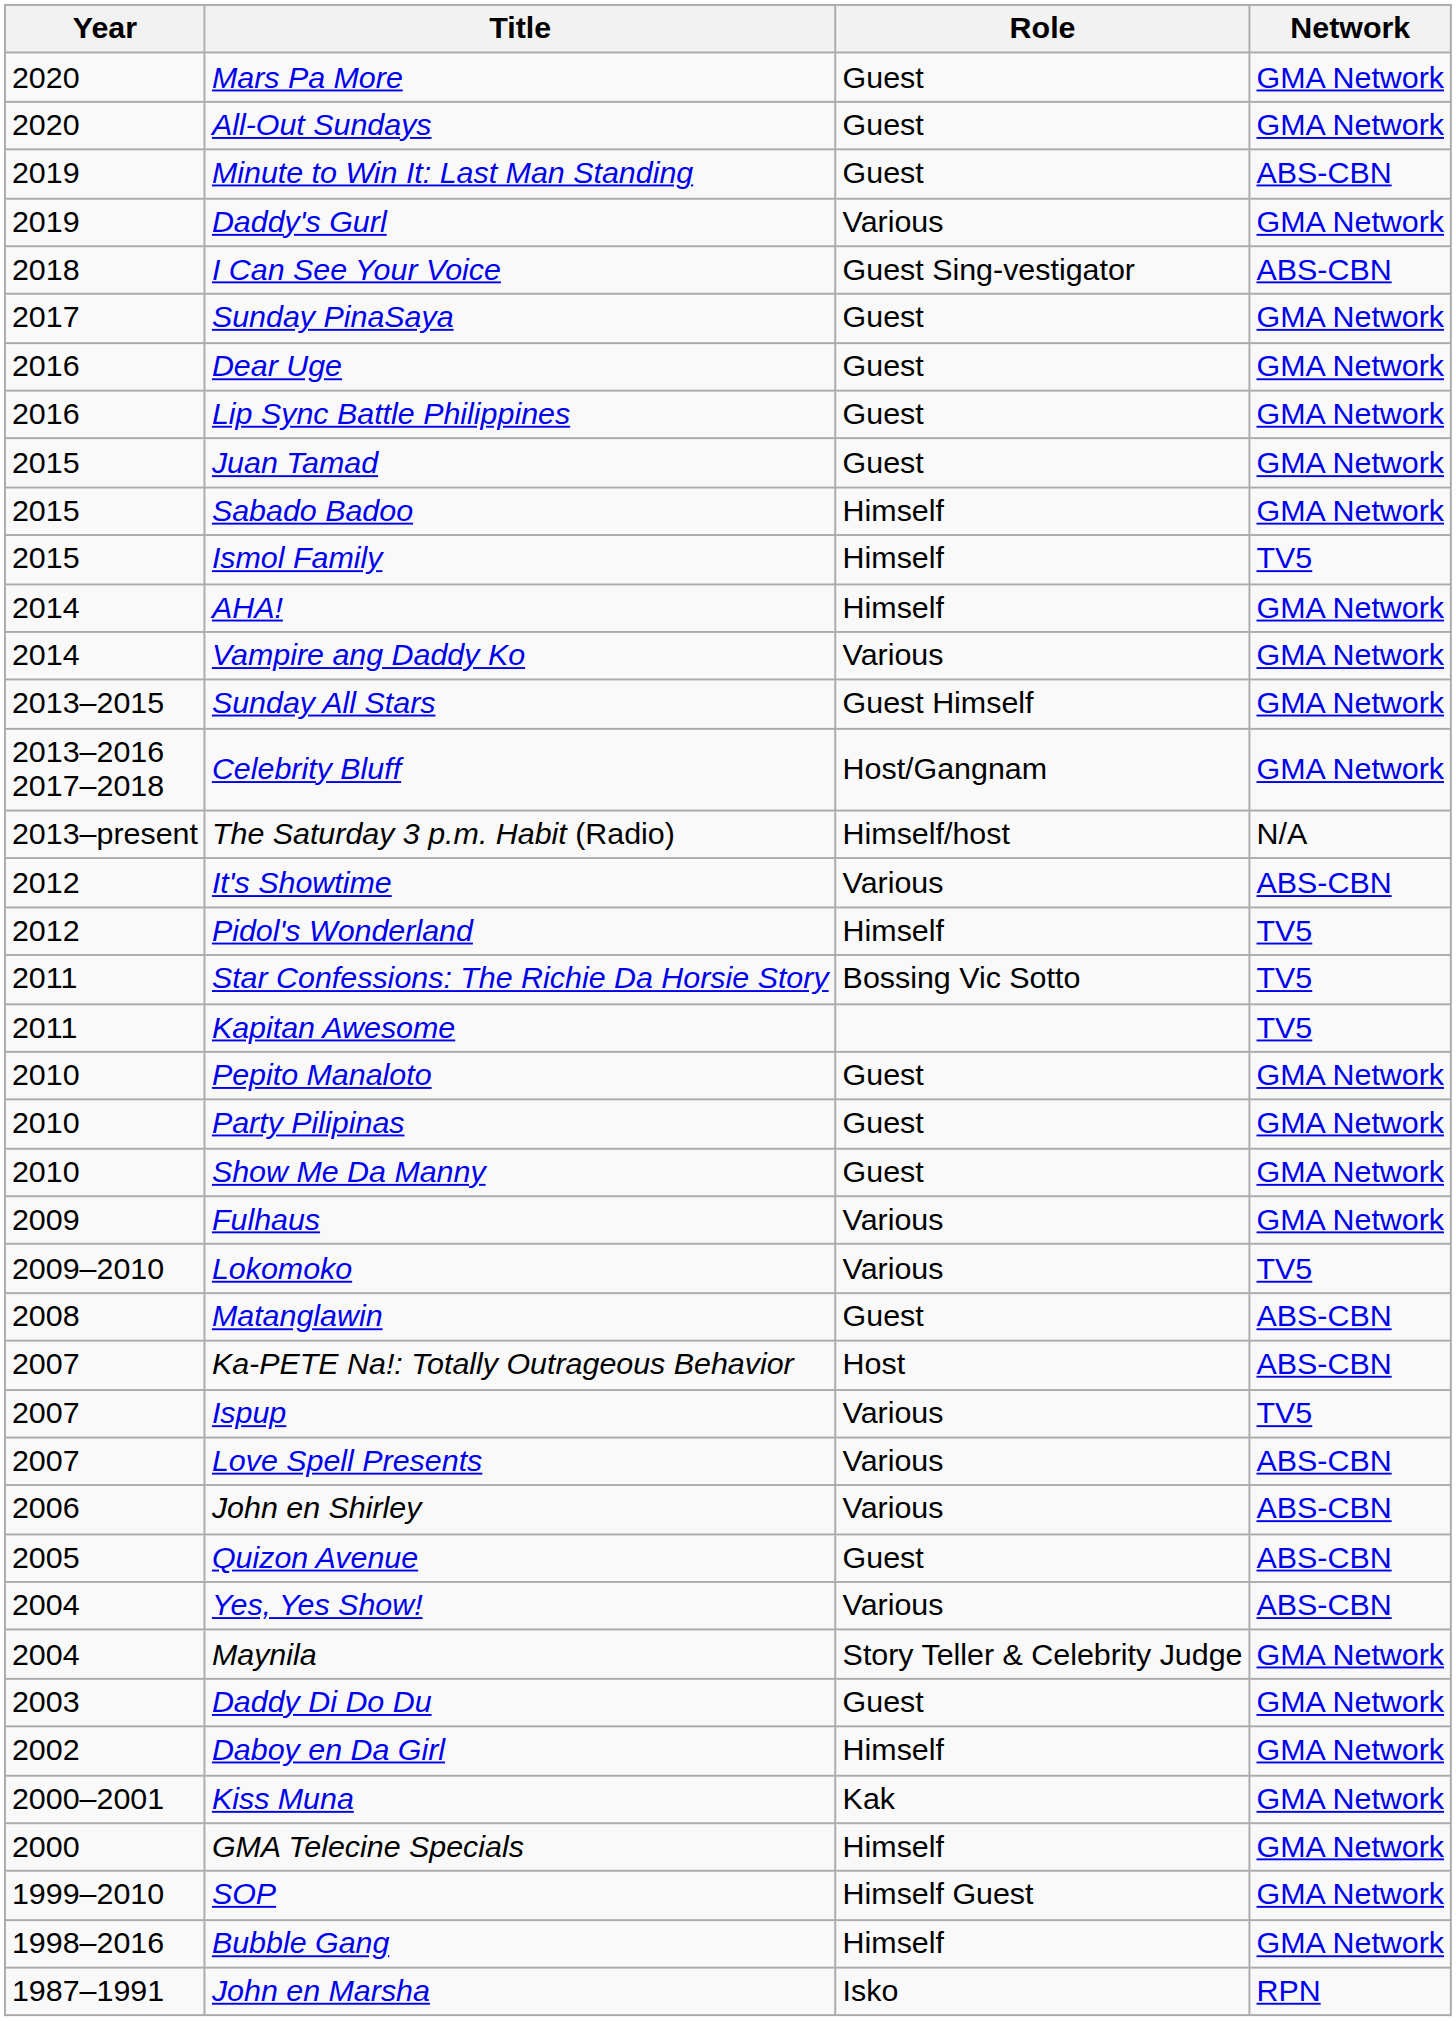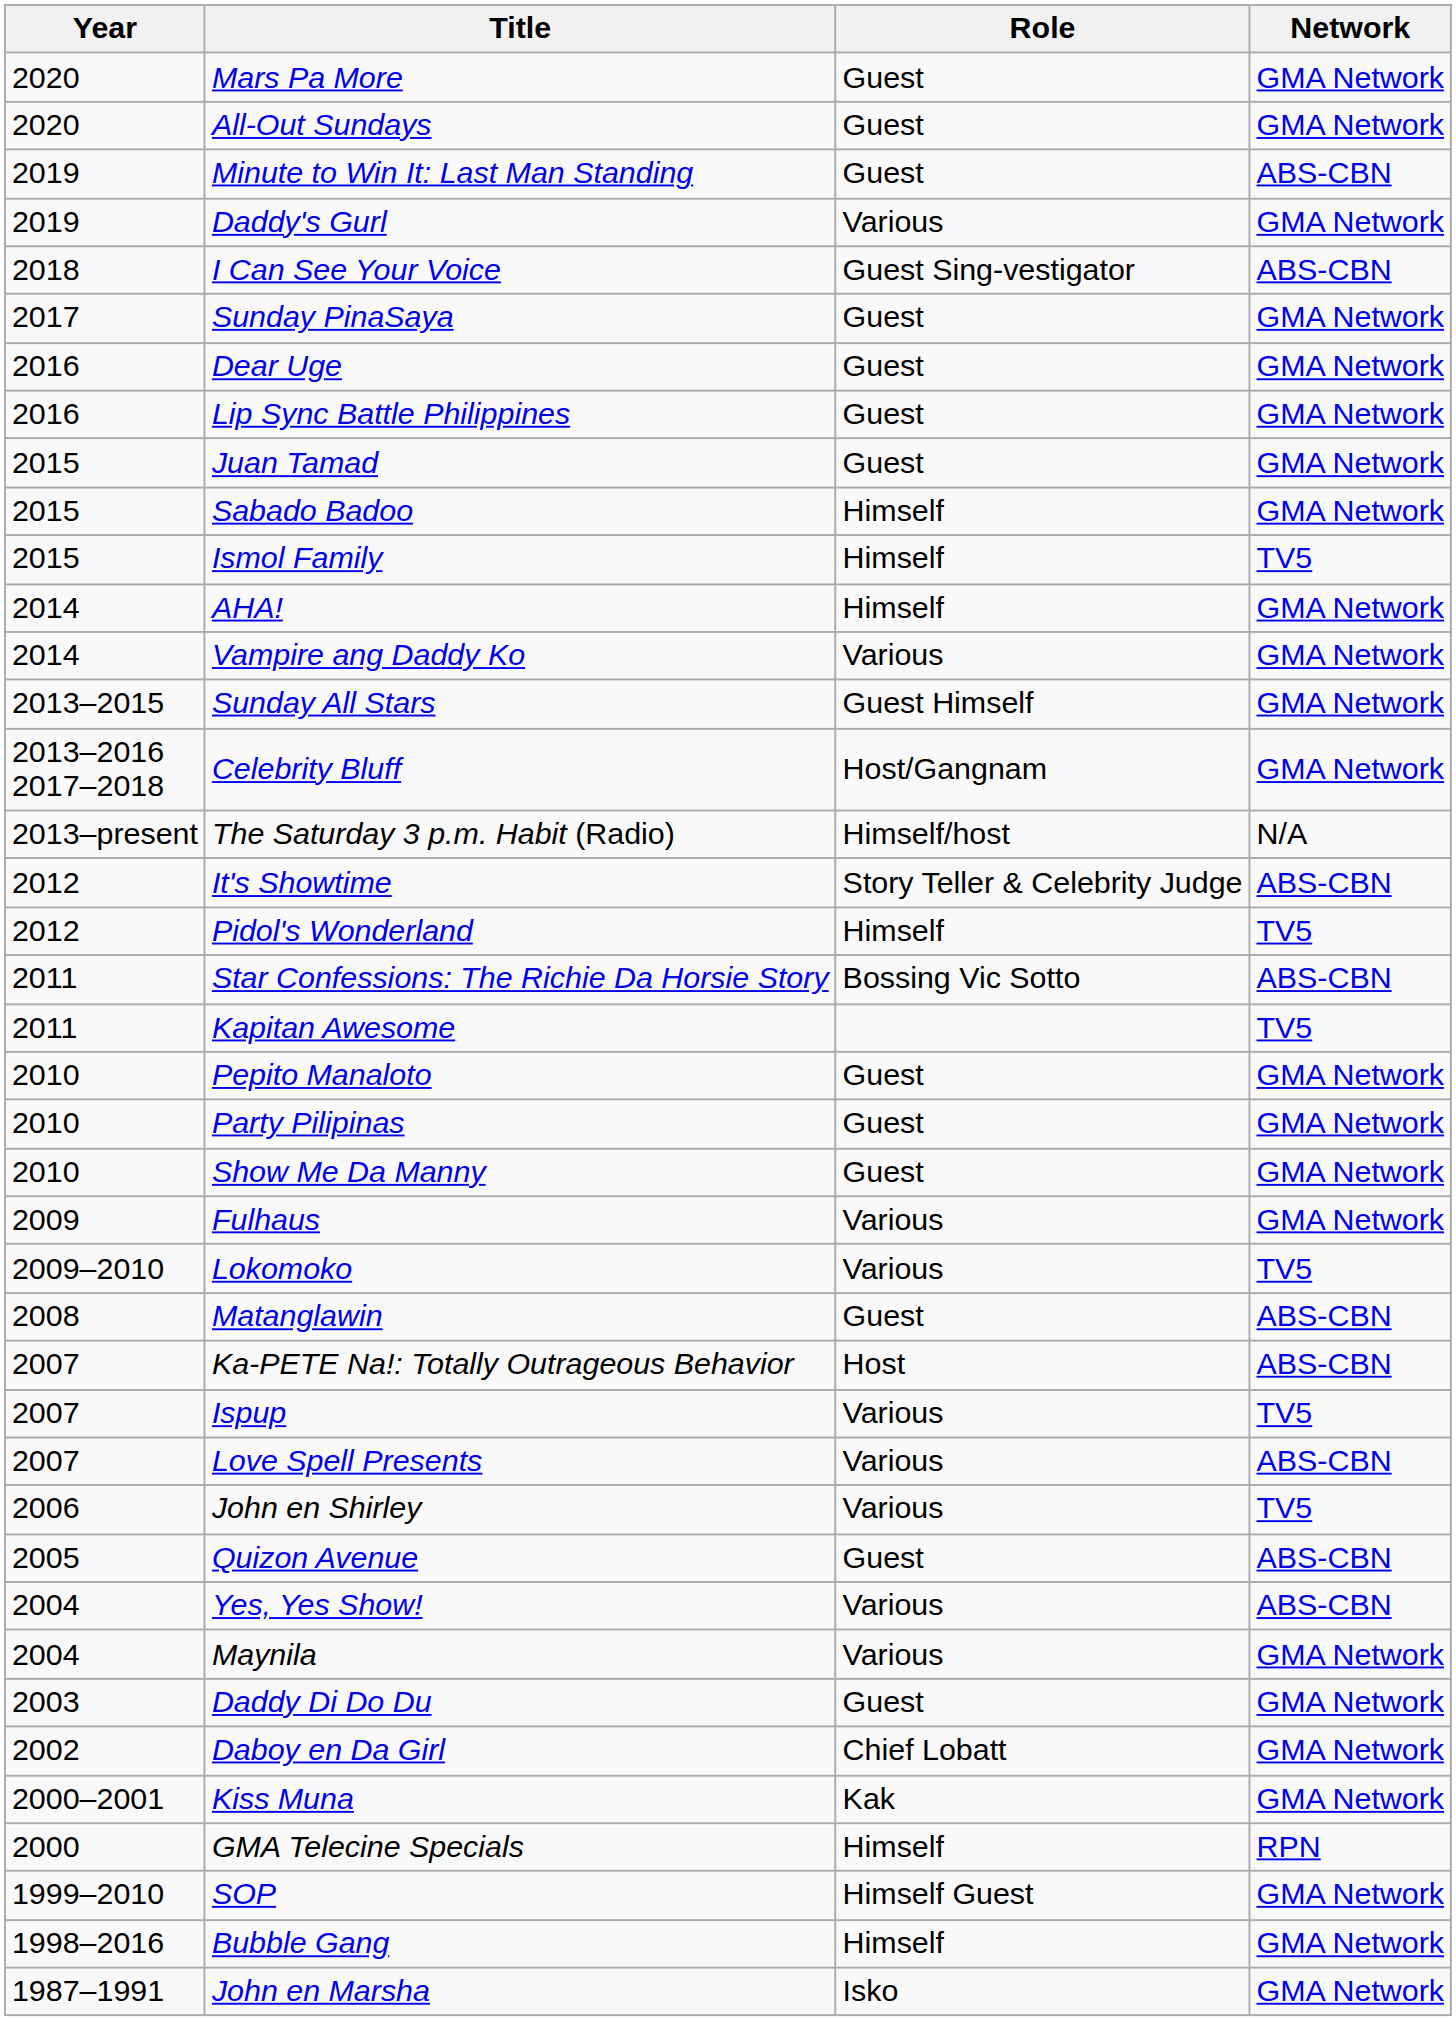(893, 882) Various -> (1043, 882) Story Teller & Celebrity Judge
(1284, 978) TV5 -> (1324, 978) ABS-CBN
(1324, 1509) ABS-CBN -> (1284, 1509) TV5
(1043, 1653) Story Teller & Celebrity Judge -> (893, 1653) Various
(893, 1750) Himself -> (925, 1750) Chief Lobatt
(1350, 1846) GMA Network -> (1289, 1846) RPN
(1289, 1991) RPN -> (1350, 1991) GMA Network
